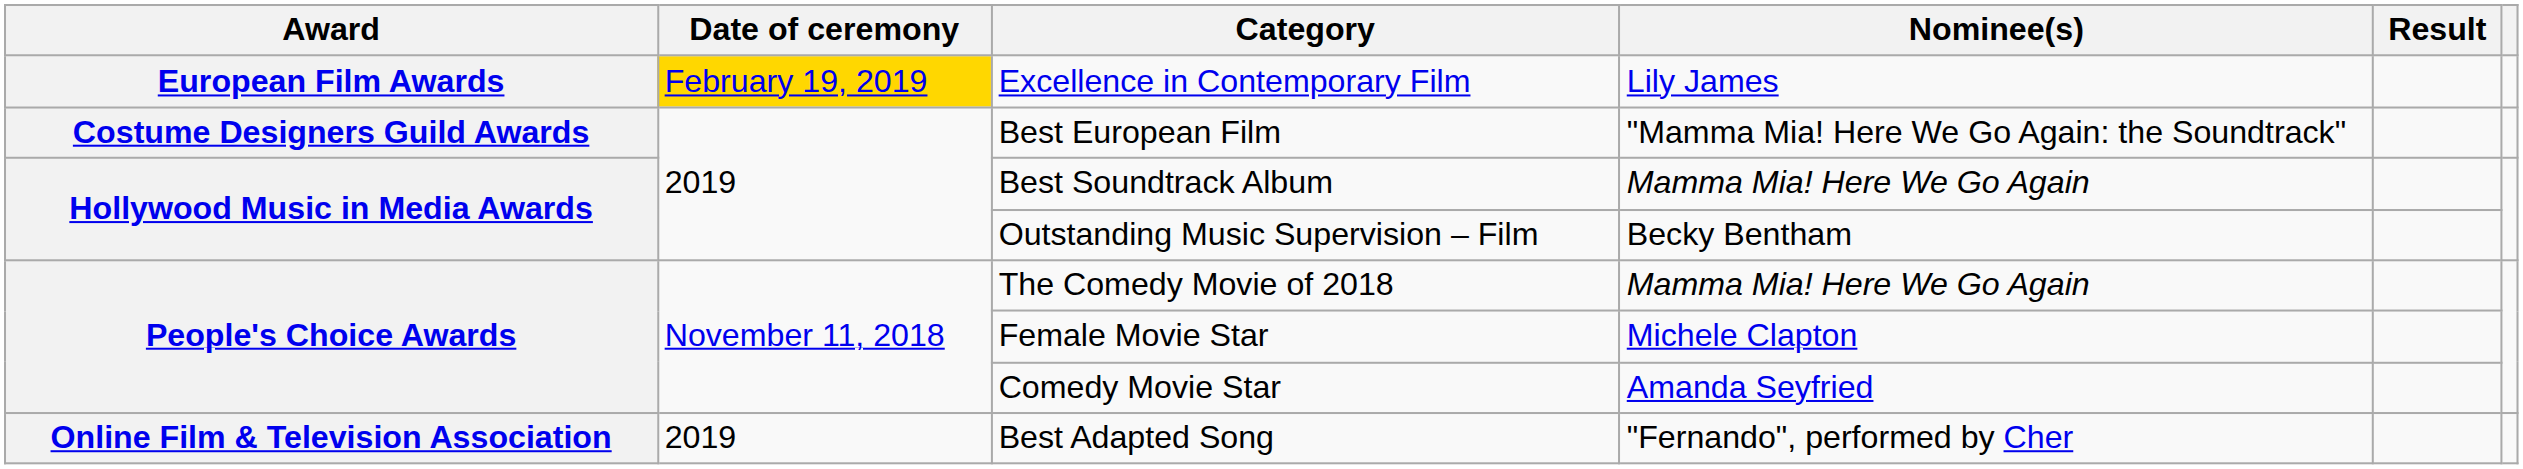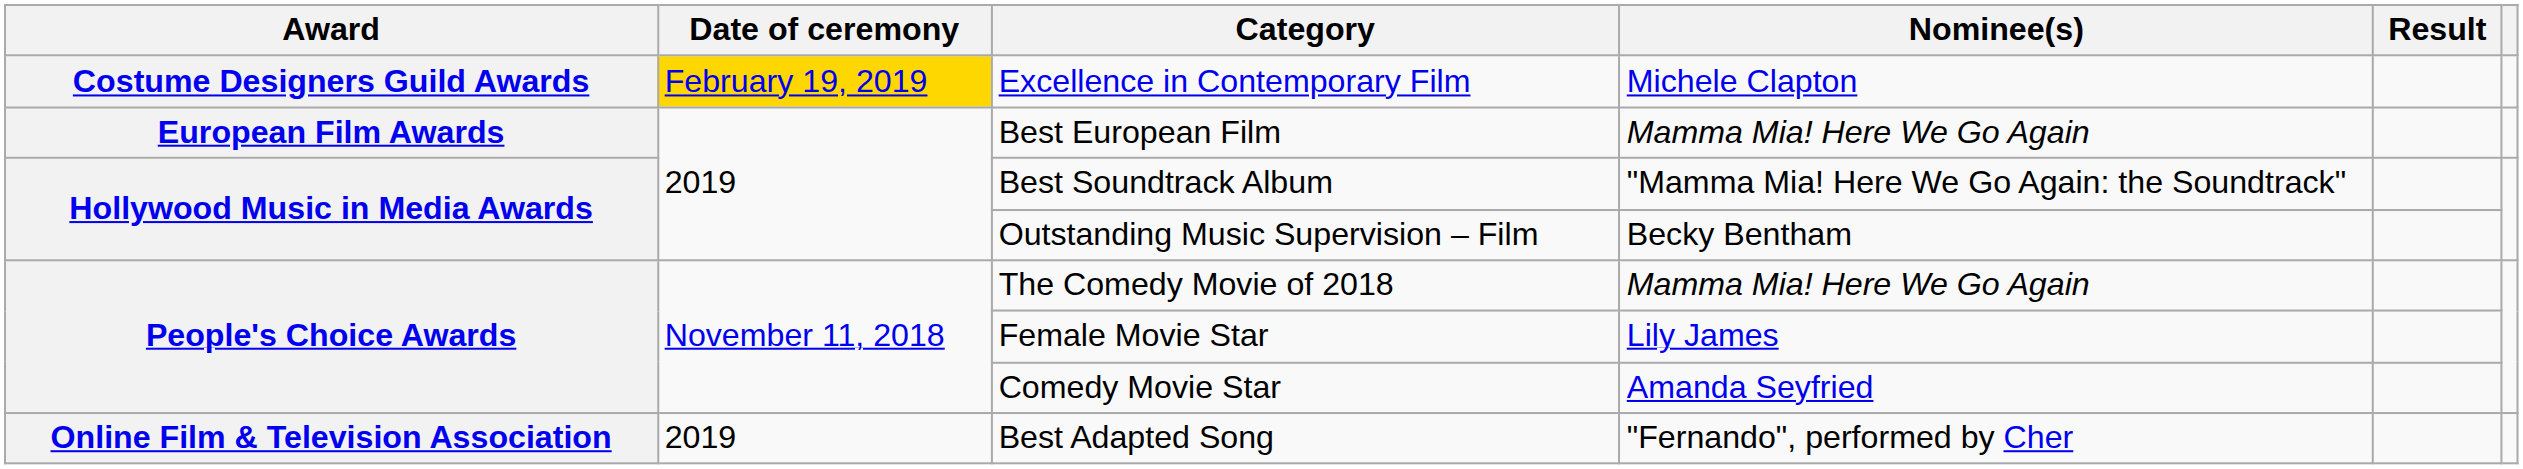(331, 81) European Film Awards -> (331, 81) Costume Designers Guild Awards
(1703, 81) Lily James -> (1742, 81) Michele Clapton
(331, 132) Costume Designers Guild Awards -> (331, 132) European Film Awards
(1986, 132) "Mamma Mia! Here We Go Again: the Soundtrack" -> (1858, 132) Mamma Mia! Here We Go Again
(1858, 183) Mamma Mia! Here We Go Again -> (1986, 183) "Mamma Mia! Here We Go Again: the Soundtrack"
(1742, 336) Michele Clapton -> (1703, 336) Lily James
